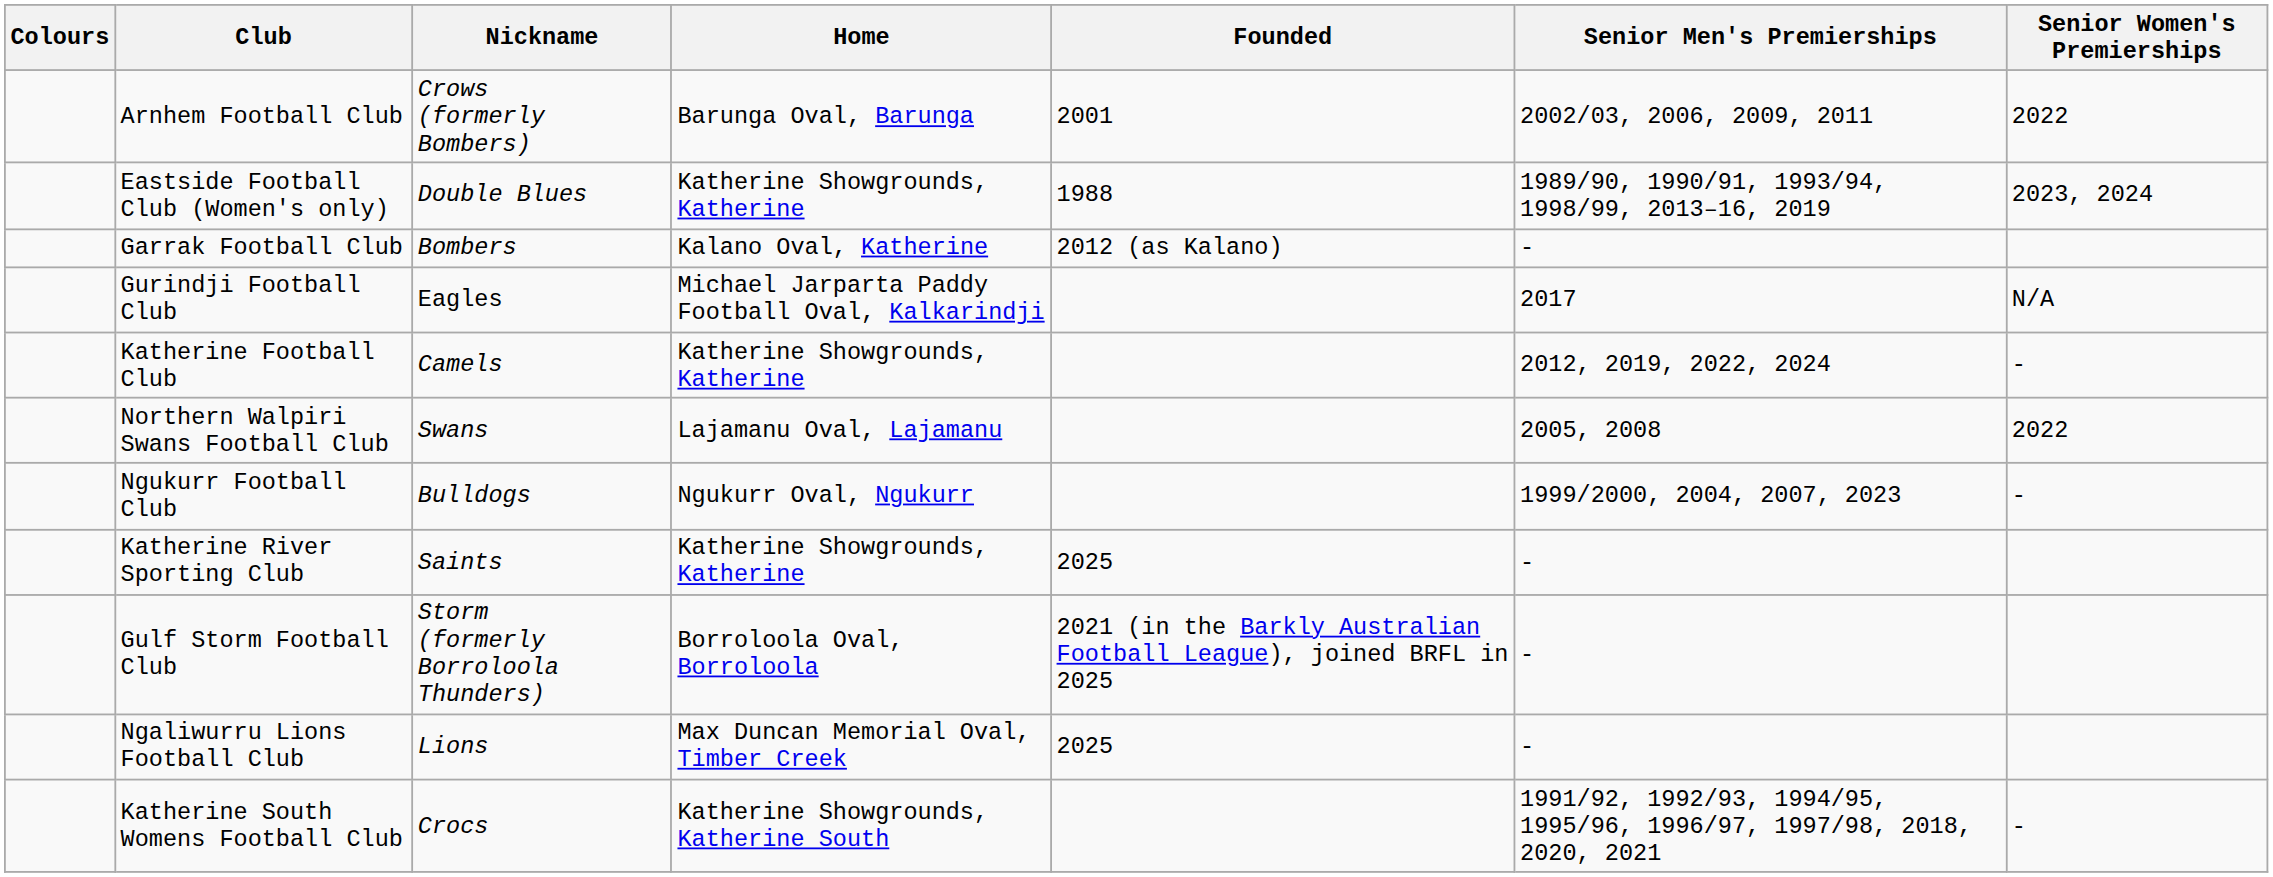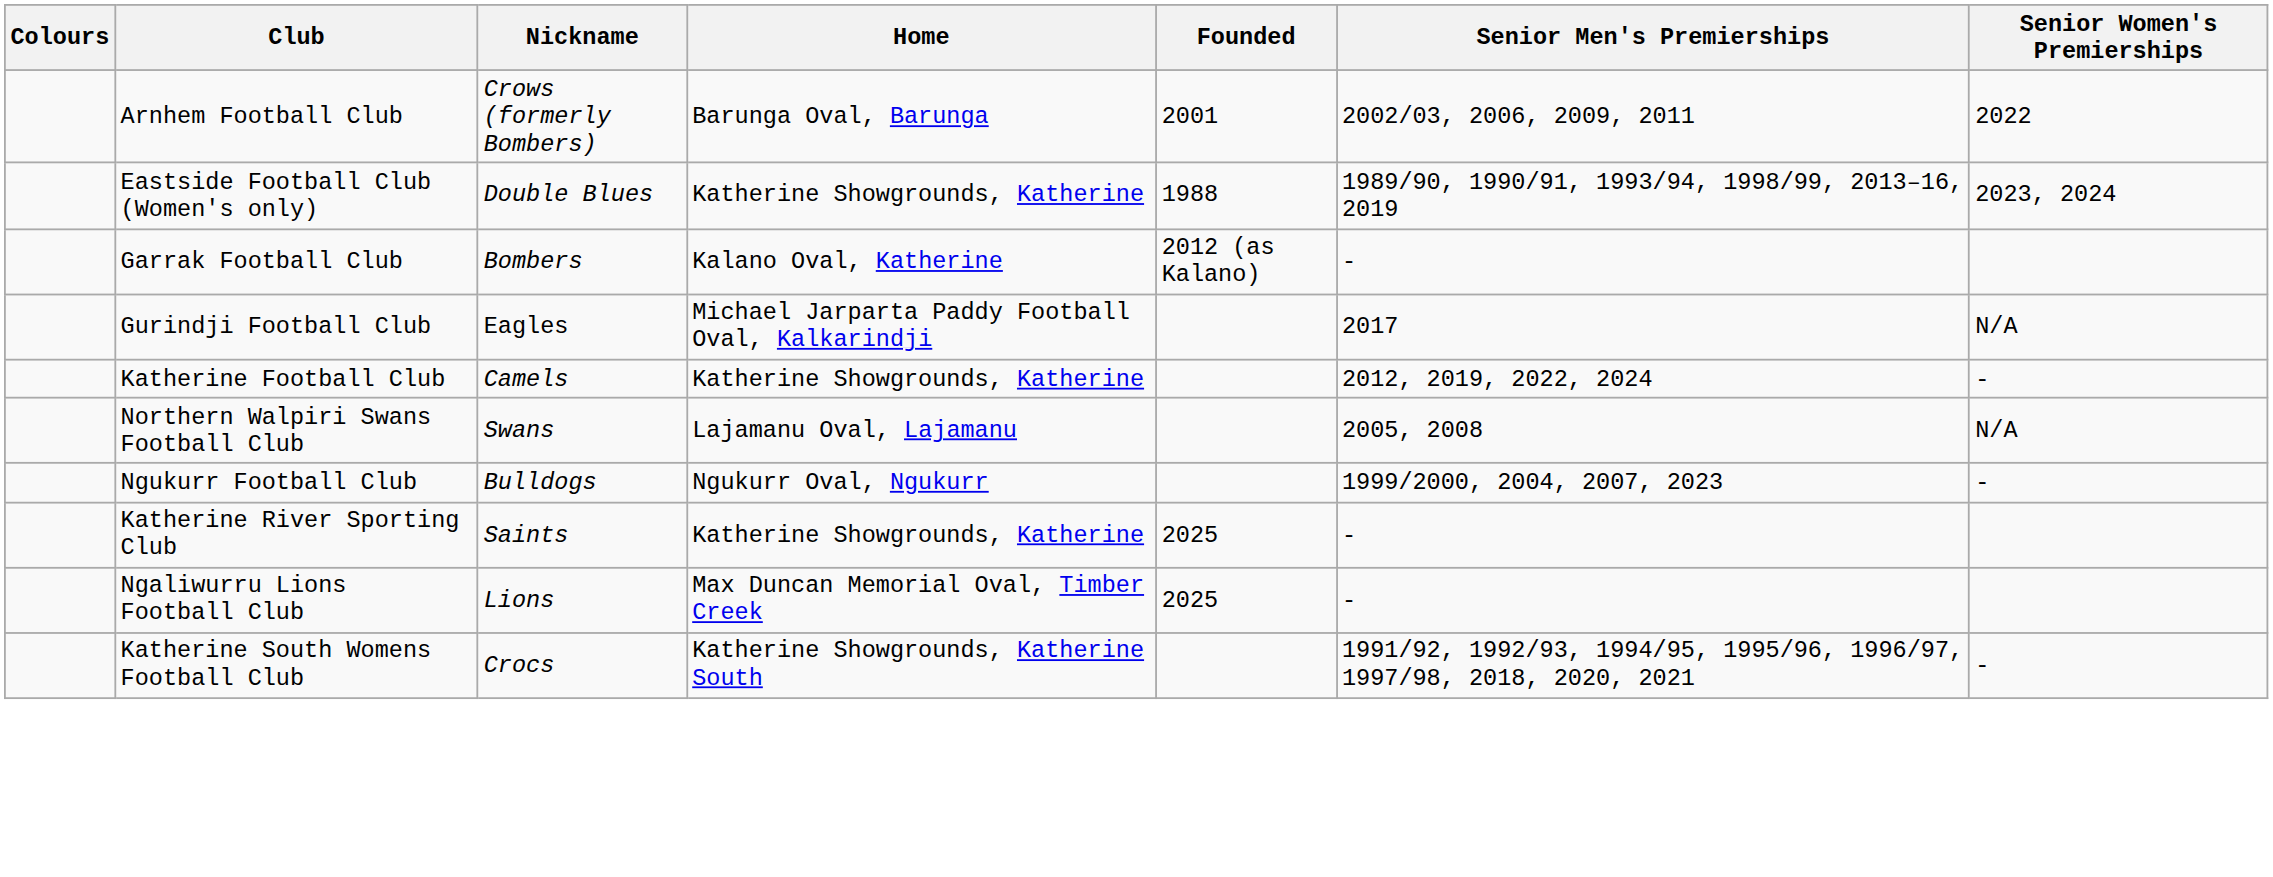(2040, 431) 2022 -> (1996, 431) N/A
- row: (255, 654)
